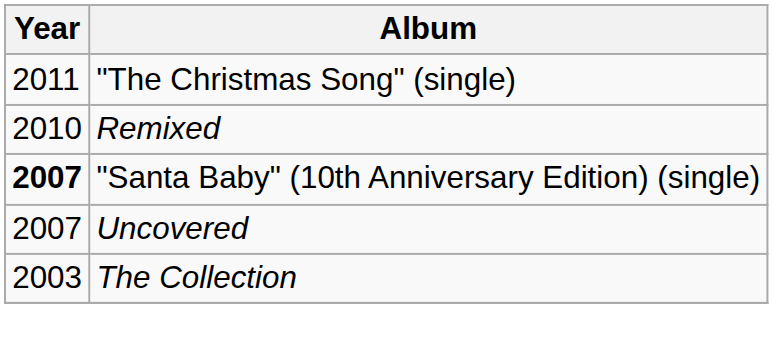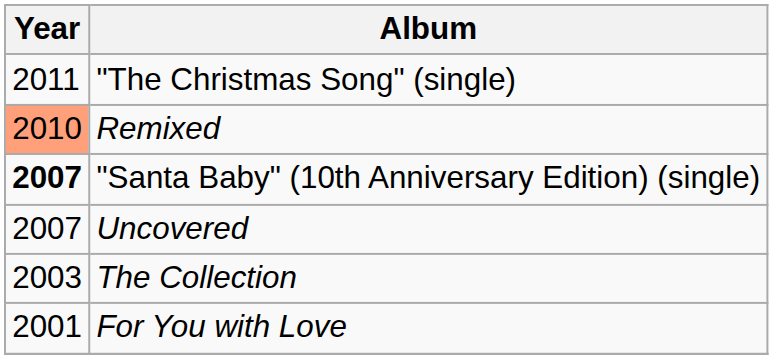(47, 128) no background -> (47, 128) lightsalmon background
+ row: (222, 327)
